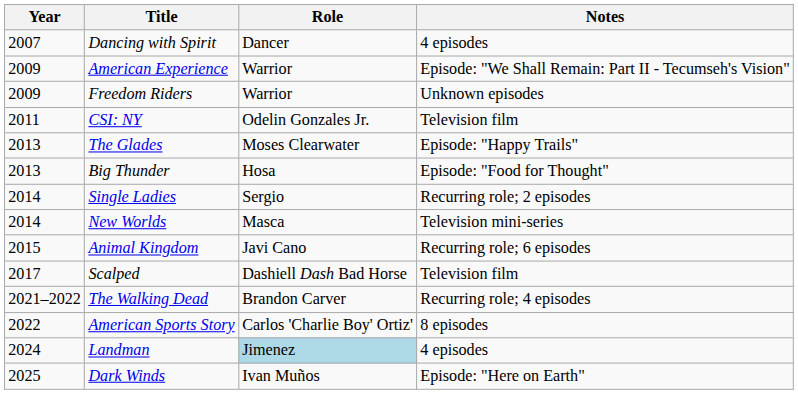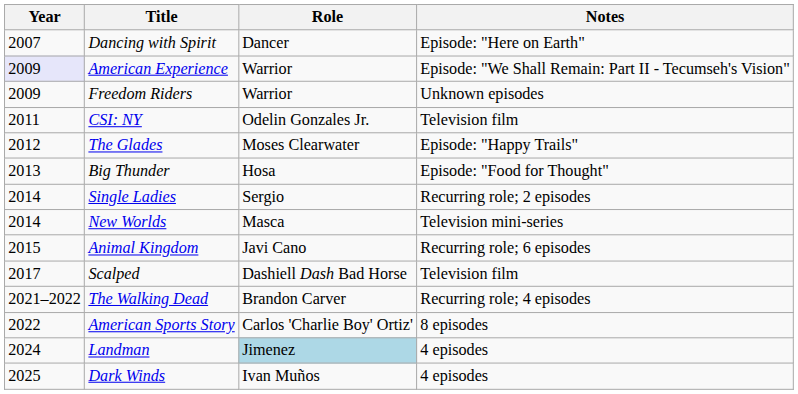(454, 42) 4 episodes -> (503, 42) Episode: "Here on Earth"
(24, 68) no background -> (24, 68) lavender background
(24, 145) 2013 -> (24, 145) 2012
(503, 376) Episode: "Here on Earth" -> (454, 376) 4 episodes
